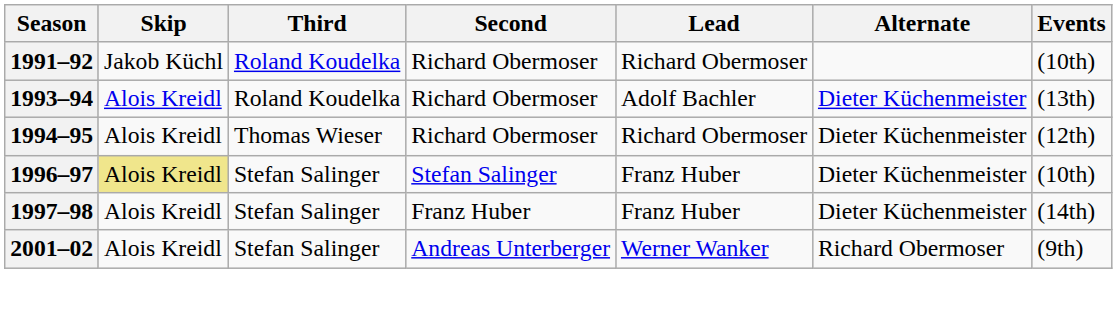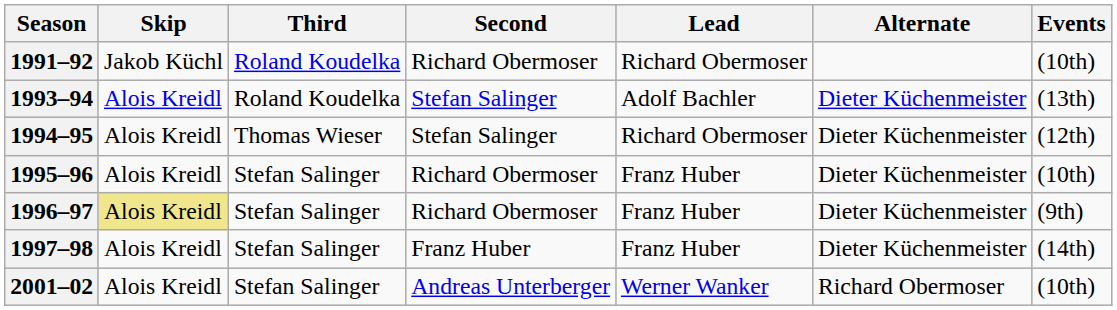(504, 98) Richard Obermoser -> (484, 98) Stefan Salinger
(504, 135) Richard Obermoser -> (484, 135) Stefan Salinger
+ row: (52, 173)
(484, 173) Stefan Salinger -> (504, 211) Richard Obermoser
(1066, 173) (10th) -> (1060, 211) (9th)
(1060, 248) (9th) -> (1066, 286) (10th)
